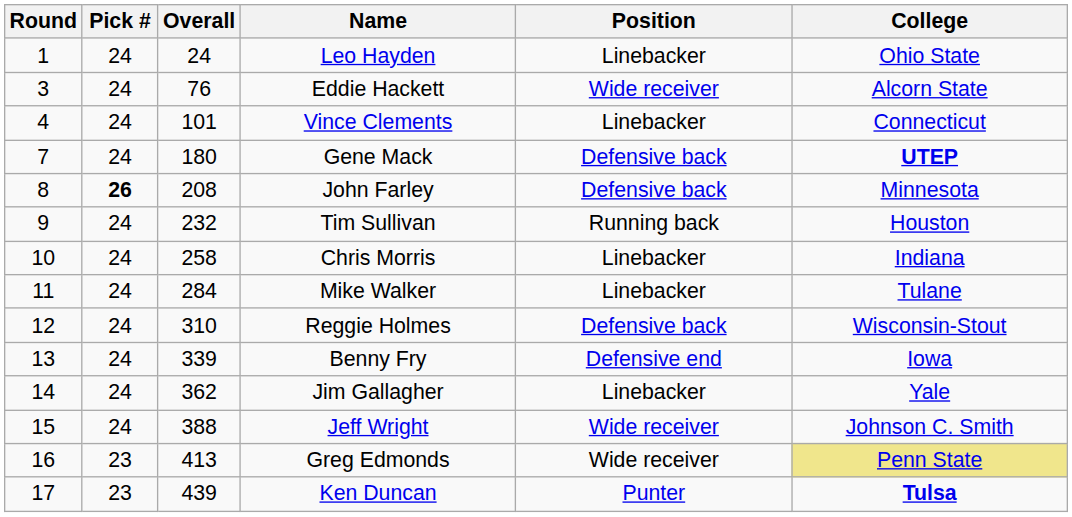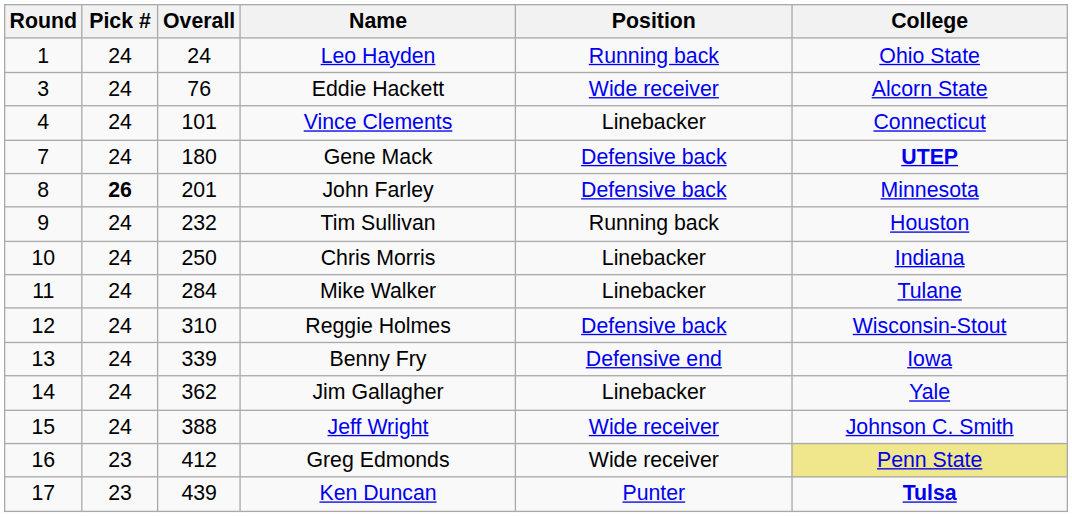(654, 55) Linebacker -> (654, 55) Running back
(199, 190) 208 -> (199, 190) 201
(199, 257) 258 -> (199, 257) 250
(199, 460) 413 -> (199, 460) 412
